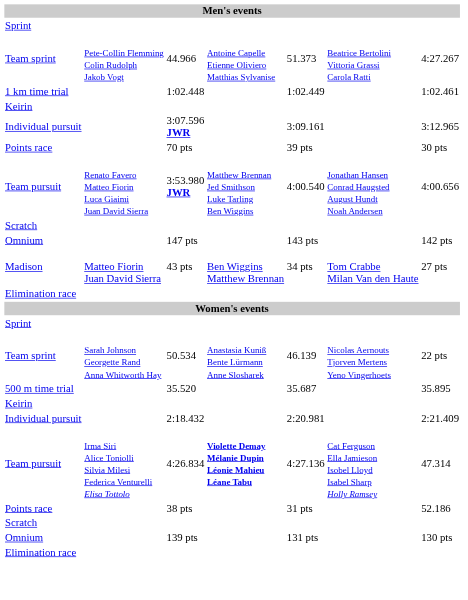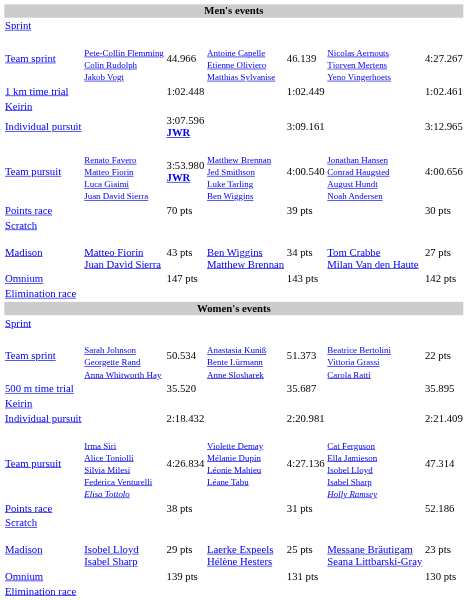(302, 58) 51.373 -> (302, 58) 46.139
(359, 65) Beatrice Bertolini Vittoria Grassi Carola Ratti -> (359, 65) Nicolas Aernouts Tjorven Mertens Yeno Vingerhoets
rows swapped: (33, 186) <-> (29, 147)
rows swapped: (24, 267) <-> (24, 240)
(302, 356) 46.139 -> (302, 356) 51.373
(359, 362) Nicolas Aernouts Tjorven Mertens Yeno Vingerhoets -> (359, 362) Beatrice Bertolini Vittoria Grassi Carola Ratti
(236, 463) bold -> (235, 464) normal
+ row: (24, 549)
